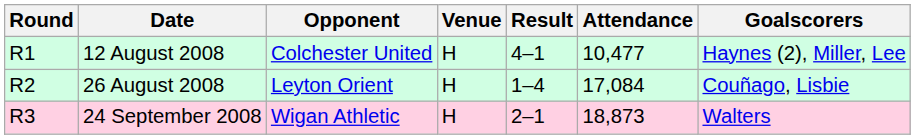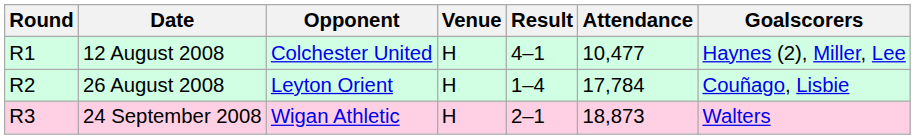(614, 85) 17,084 -> (614, 85) 17,784
